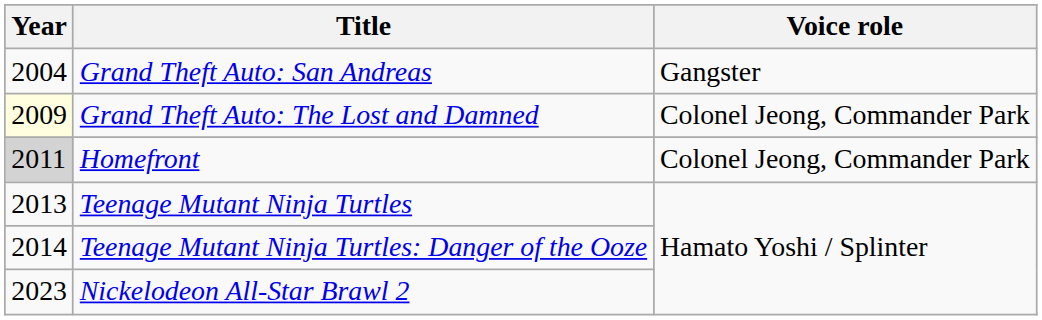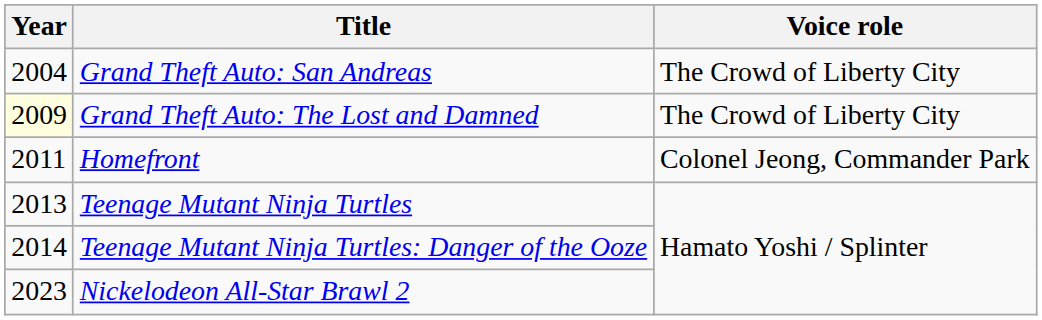(710, 70) Gangster -> (810, 70) The Crowd of Liberty City
(845, 114) Colonel Jeong, Commander Park -> (810, 114) The Crowd of Liberty City
(39, 159) lightgrey background -> (39, 159) no background
